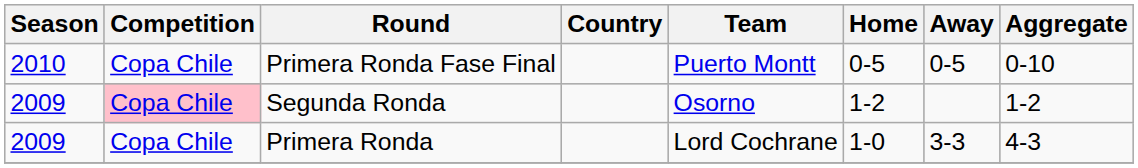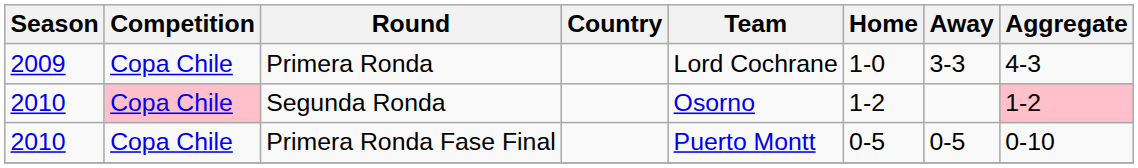rows swapped: (350, 142) <-> (411, 63)
(38, 102) 2009 -> (38, 102) 2010
(1023, 102) no background -> (1023, 102) pink background
